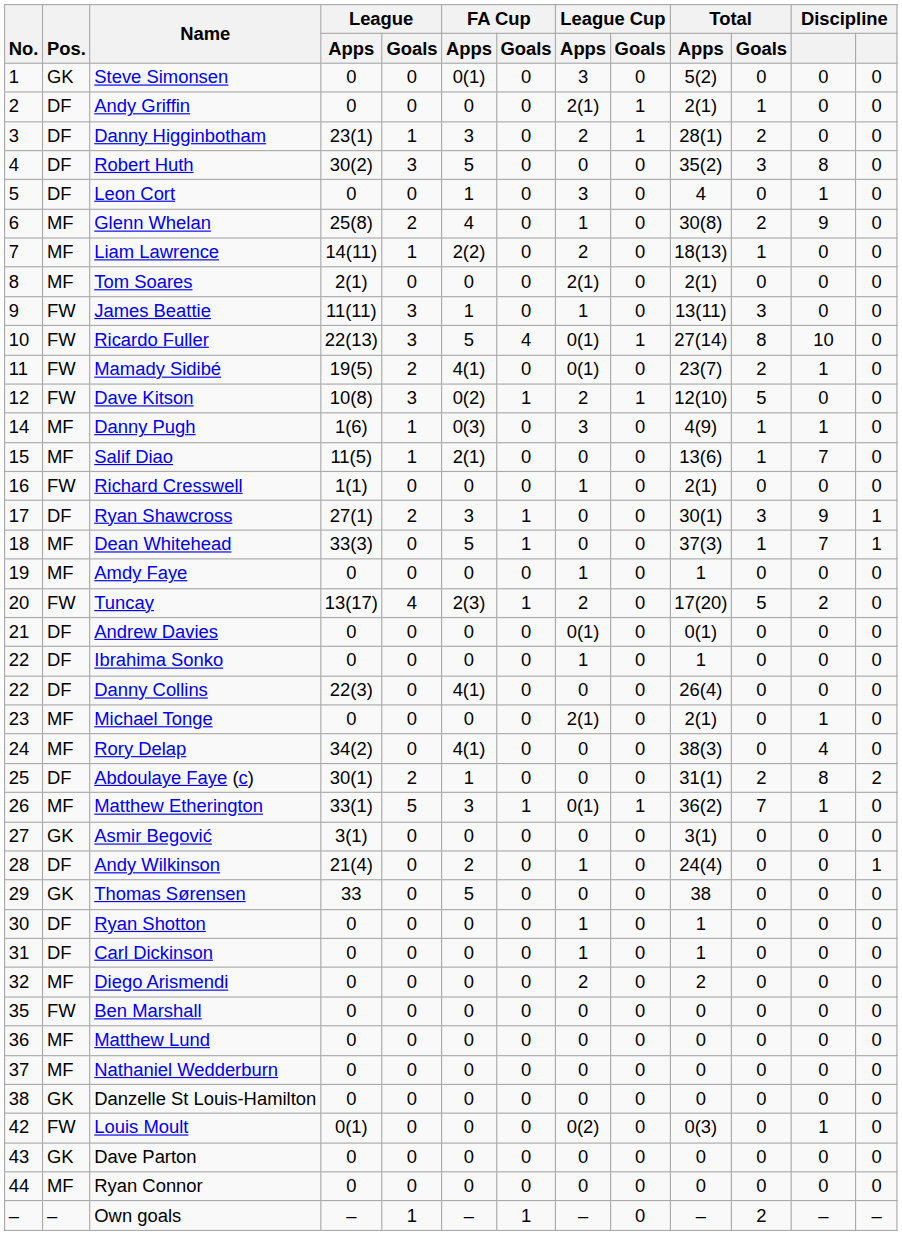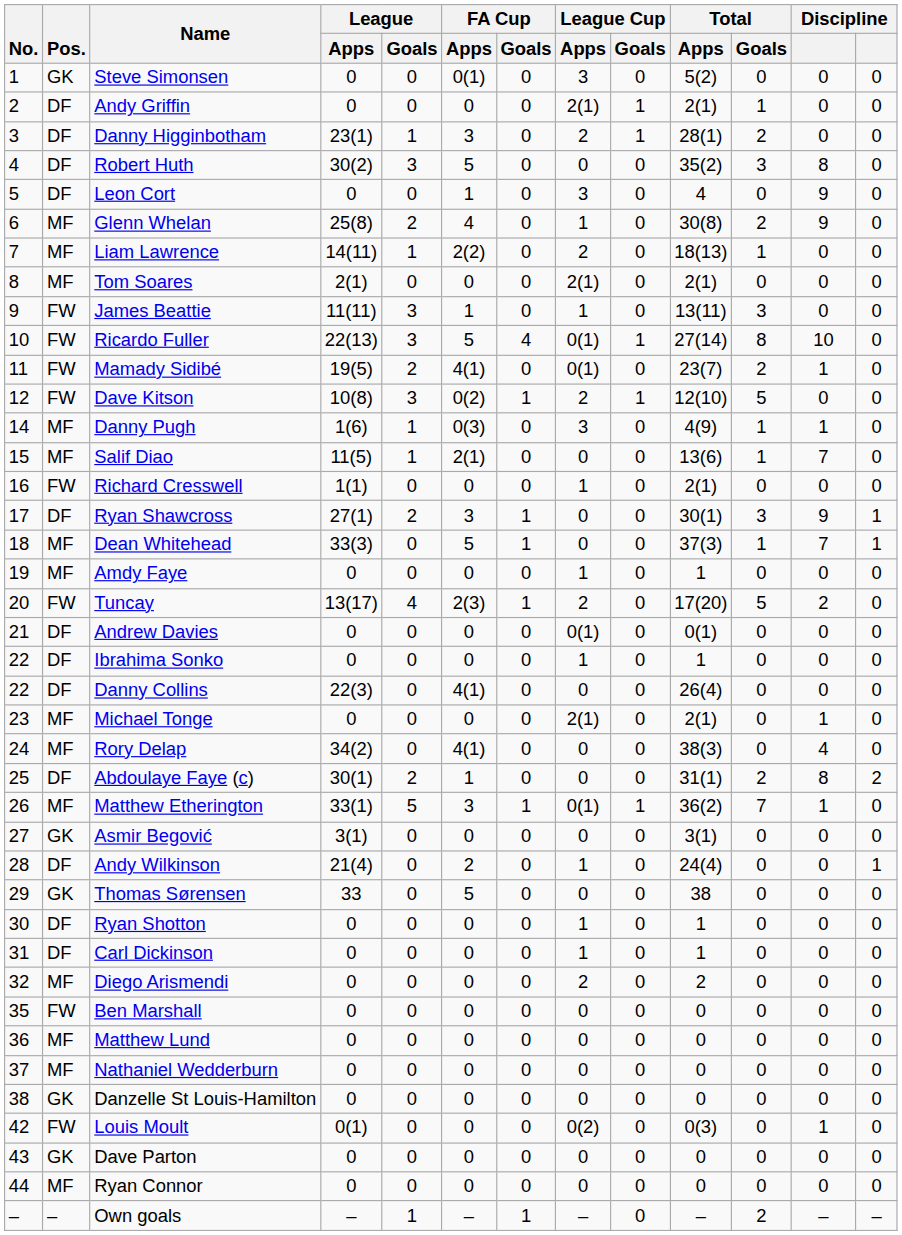(823, 194) 1 -> (823, 194) 9
